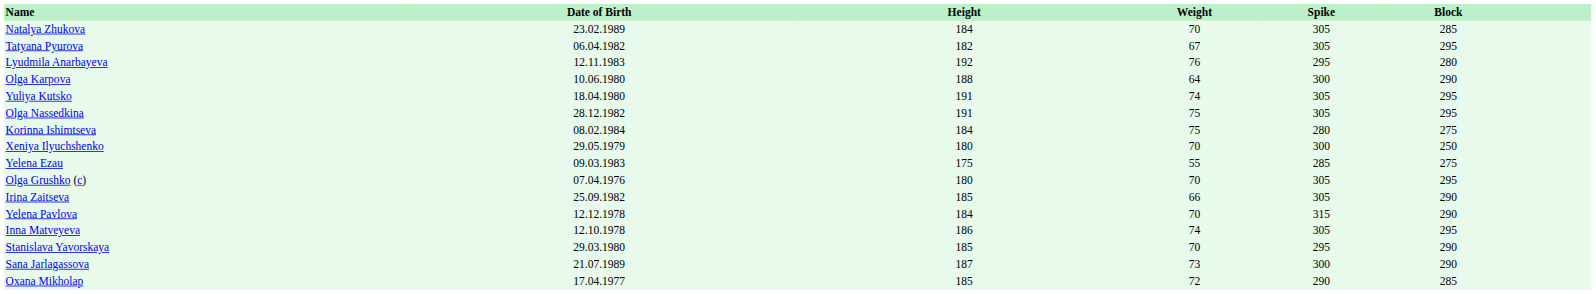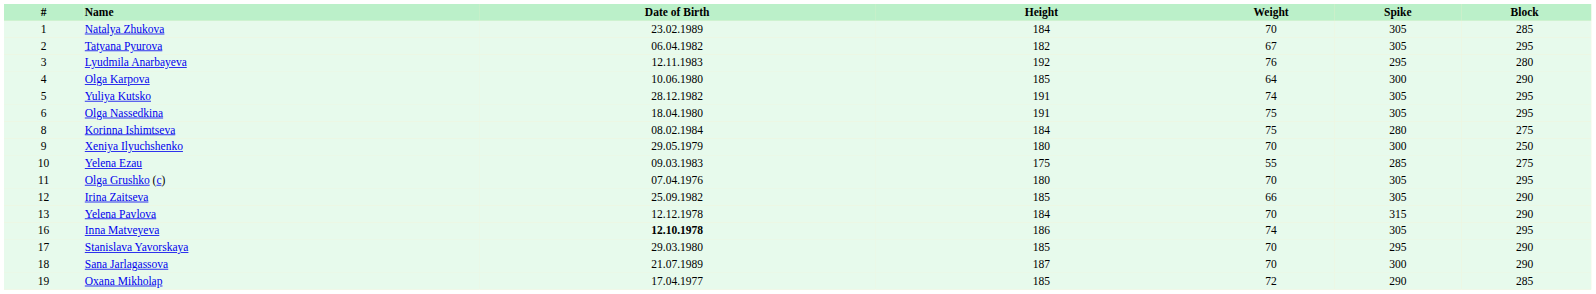+ column: (44, 12)
(964, 79) 188 -> (1041, 79) 185
(599, 96) 18.04.1980 -> (677, 96) 28.12.1982
(599, 113) 28.12.1982 -> (677, 113) 18.04.1980
(599, 230) normal -> (677, 230) bold
(1194, 264) 73 -> (1271, 264) 70
